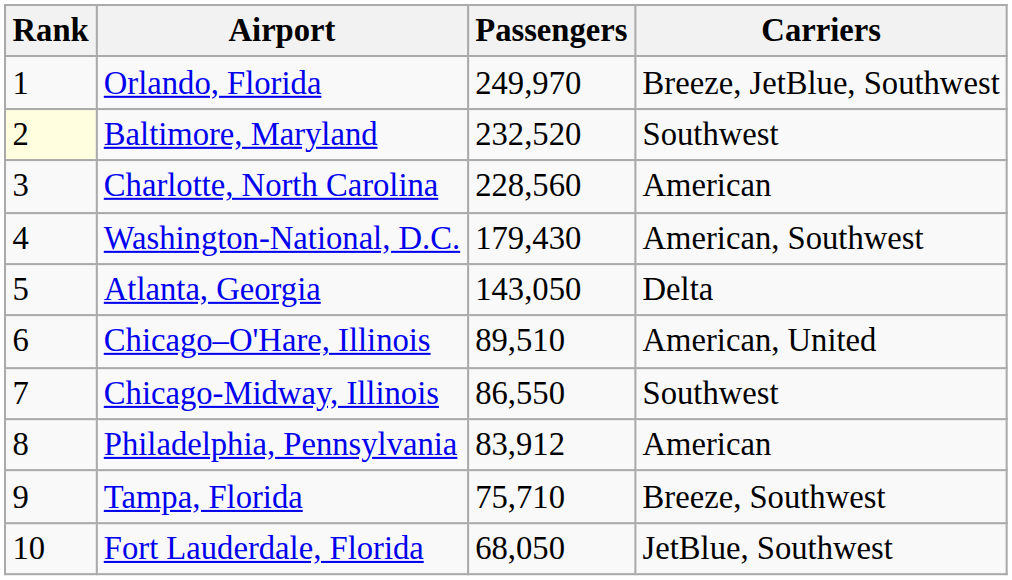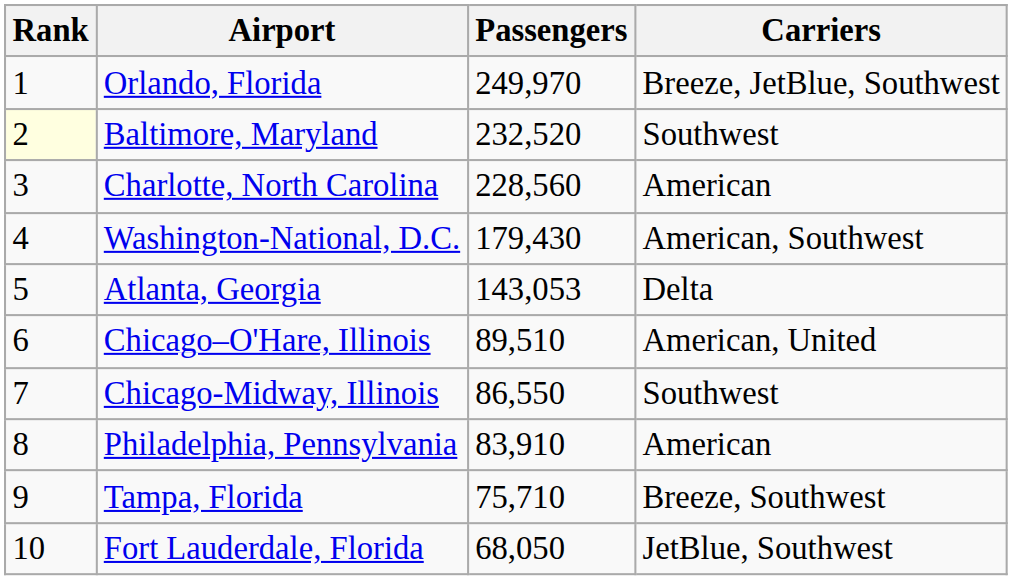(528, 289) 143,050 -> (528, 289) 143,053
(520, 444) 83,912 -> (520, 444) 83,910
